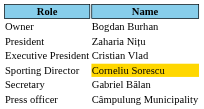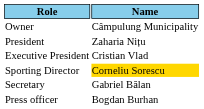(125, 26) Bogdan Burhan -> (145, 26) Câmpulung Municipality
(145, 99) Câmpulung Municipality -> (125, 99) Bogdan Burhan
